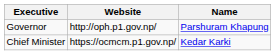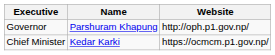columns swapped: (225, 12) <-> (123, 12)
